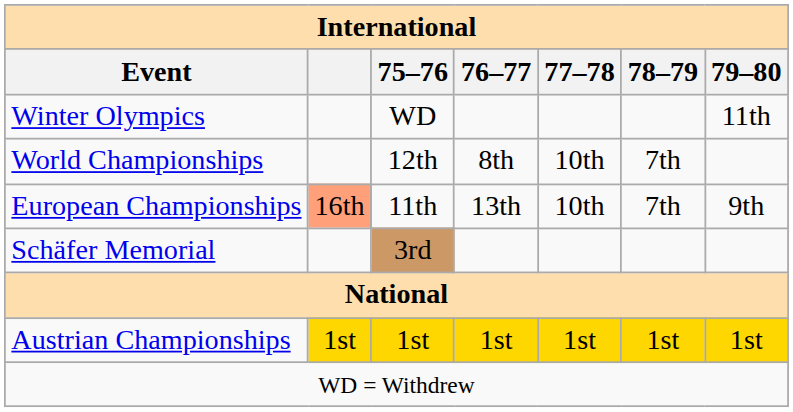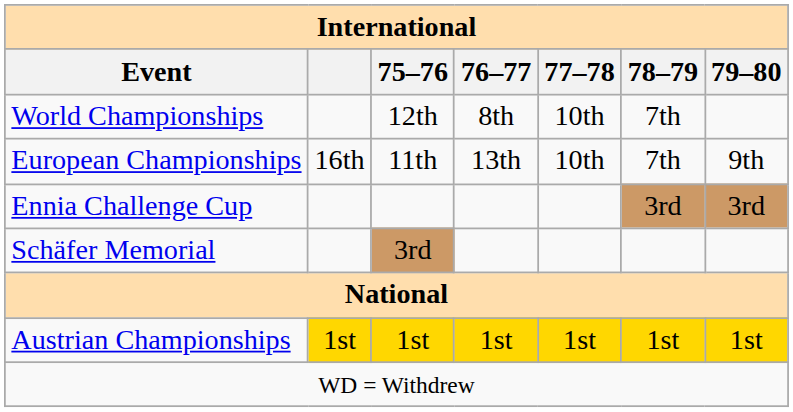- row: (108, 116)
(340, 205) lightsalmon background -> (340, 160) no background
+ row: (132, 205)
